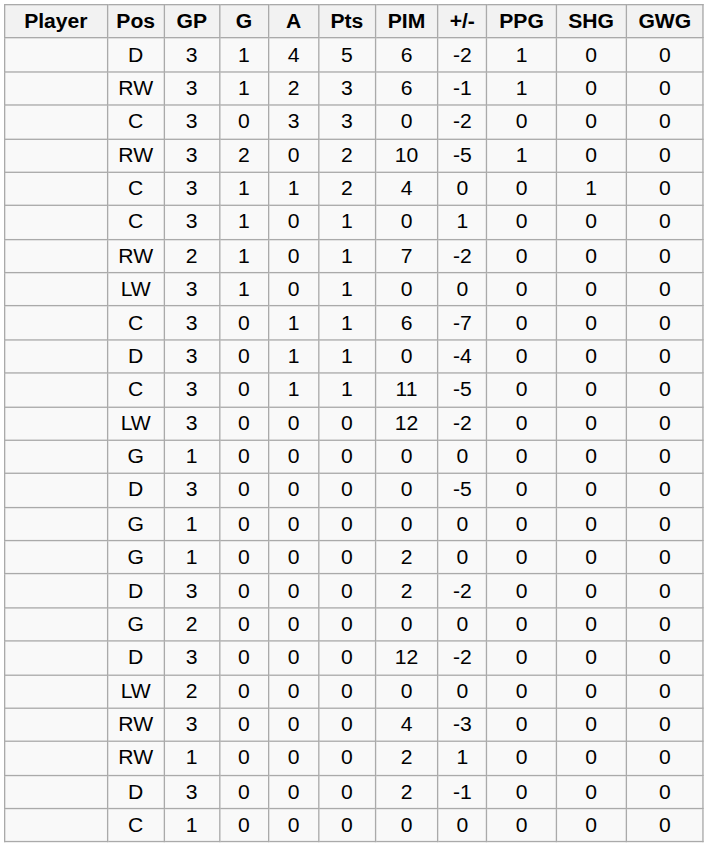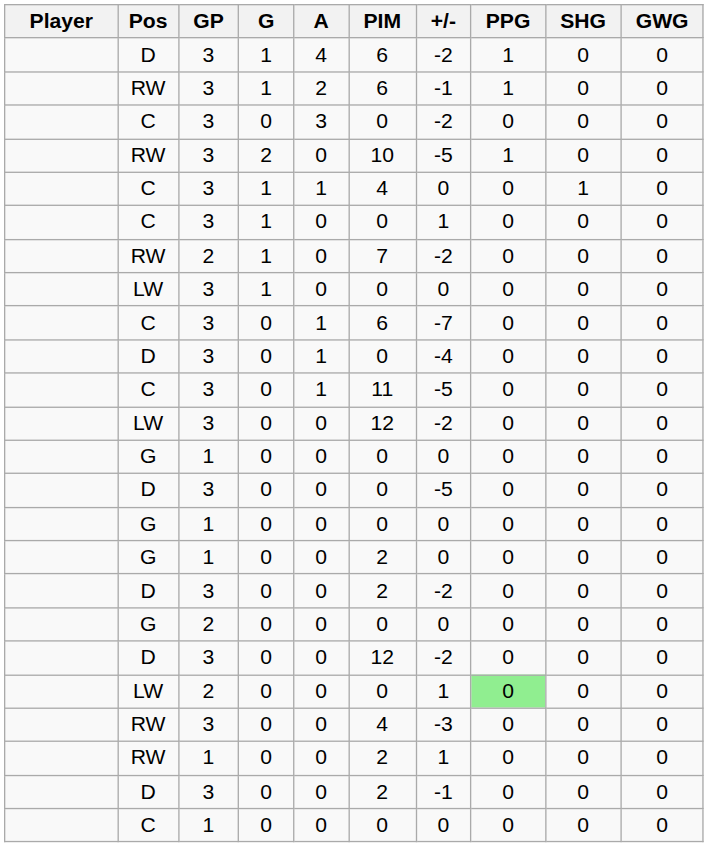- column: (347, 21)
(462, 691) 0 -> (443, 691) 1
(522, 691) no background -> (508, 691) lightgreen background
